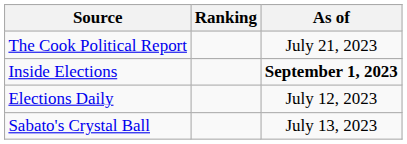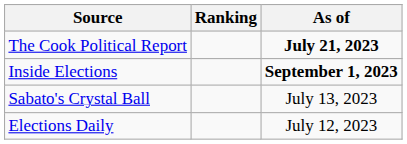(331, 44) normal -> (331, 44) bold
rows swapped: (79, 125) <-> (61, 98)
